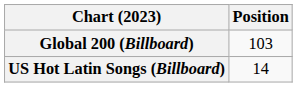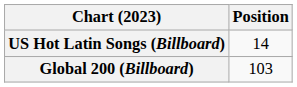rows swapped: (117, 43) <-> (117, 69)
